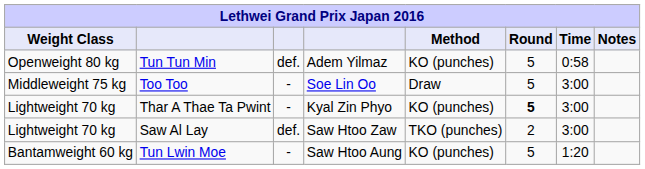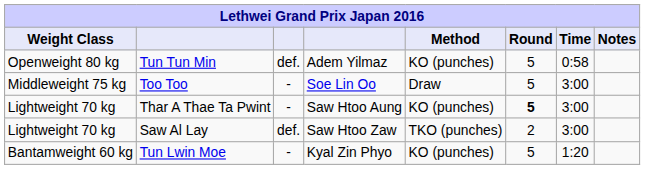(349, 107) Kyal Zin Phyo -> (354, 107) Saw Htoo Aung
(354, 152) Saw Htoo Aung -> (349, 152) Kyal Zin Phyo
